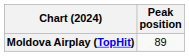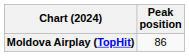(161, 42) 89 -> (161, 42) 86
